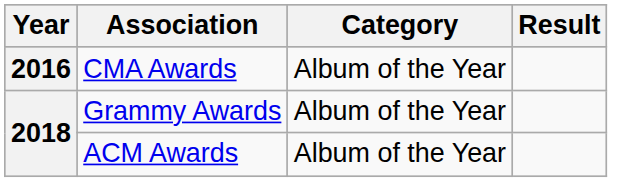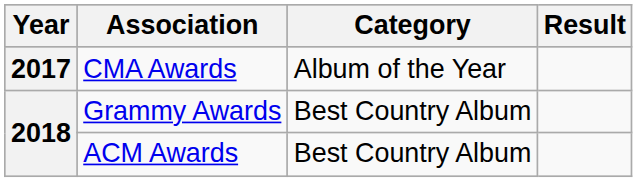(41, 68) 2016 -> (41, 68) 2017
(400, 111) Album of the Year -> (413, 111) Best Country Album
(400, 153) Album of the Year -> (413, 153) Best Country Album
